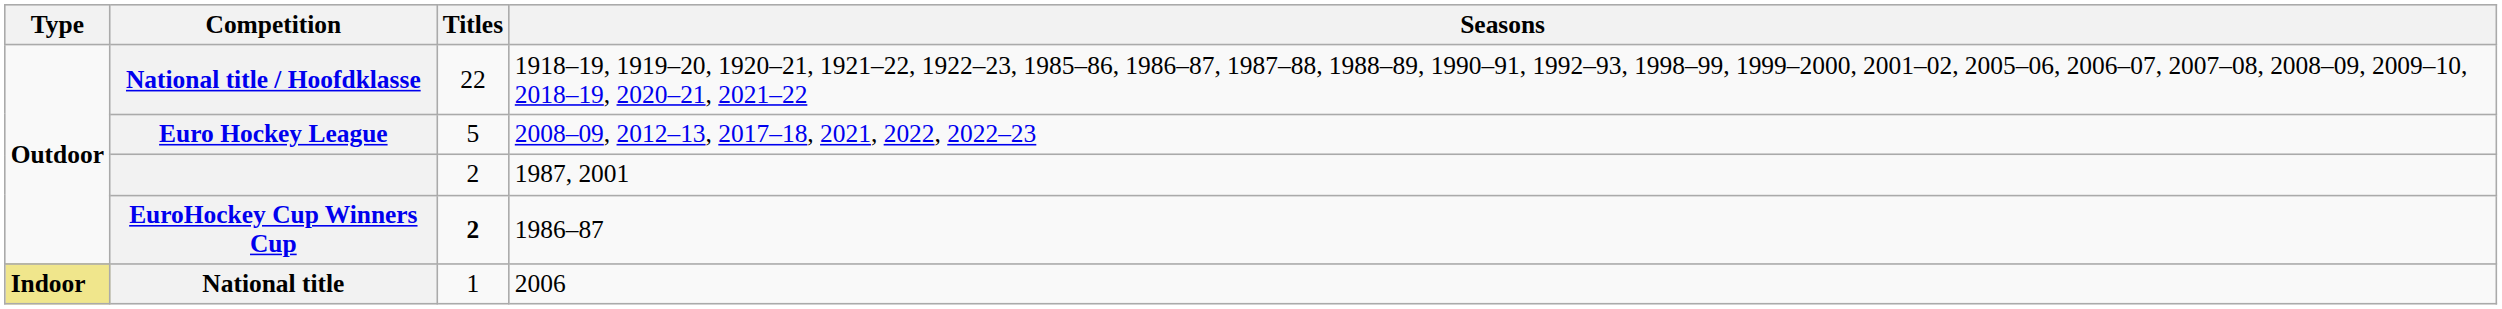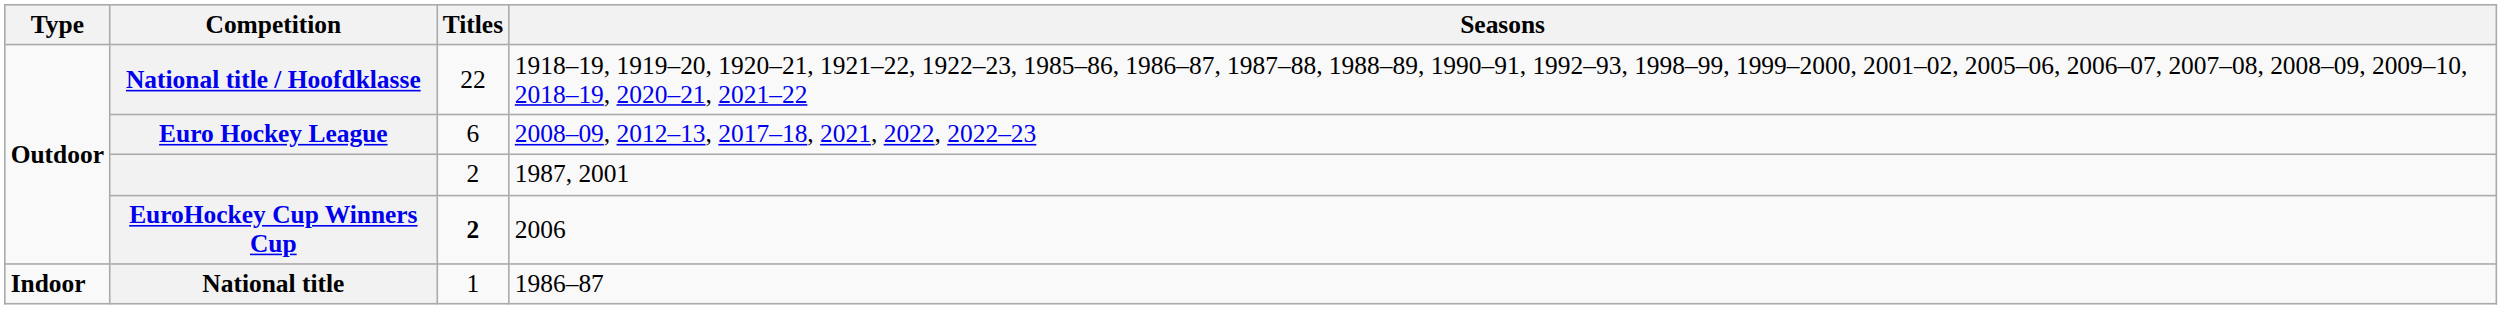(473, 133) 5 -> (473, 133) 6
(559, 228) 1986–87 -> (540, 228) 2006
(48, 283) khaki background -> (48, 283) no background
(540, 283) 2006 -> (559, 283) 1986–87
